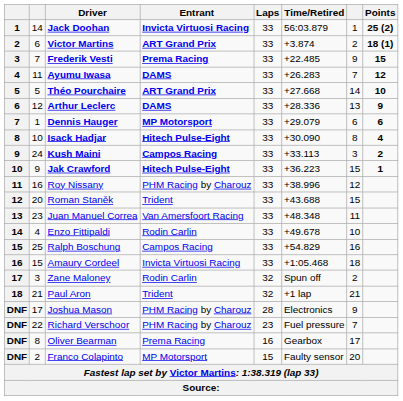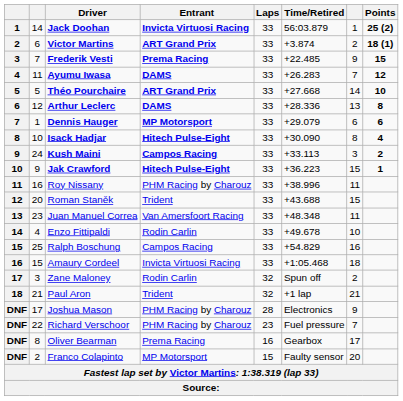(380, 106) 9 -> (380, 106) 8
(355, 184) 12 -> (355, 184) 11
